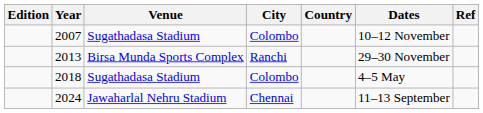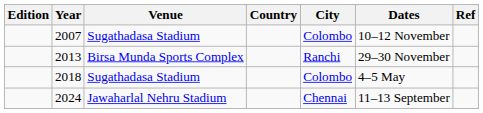columns swapped: (274, 14) <-> (328, 14)
